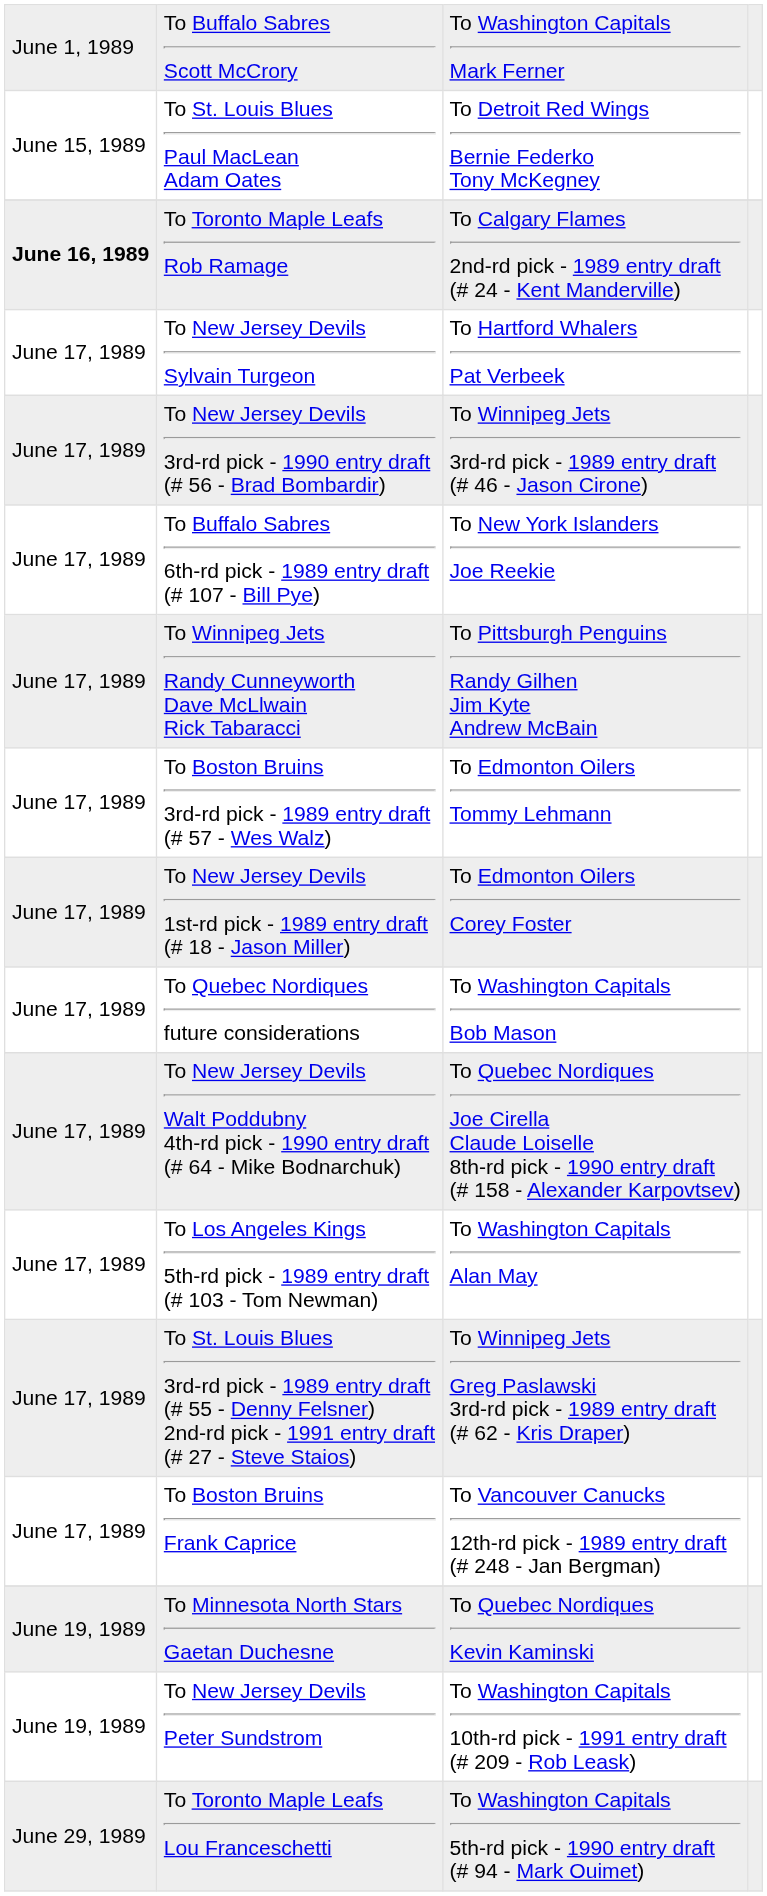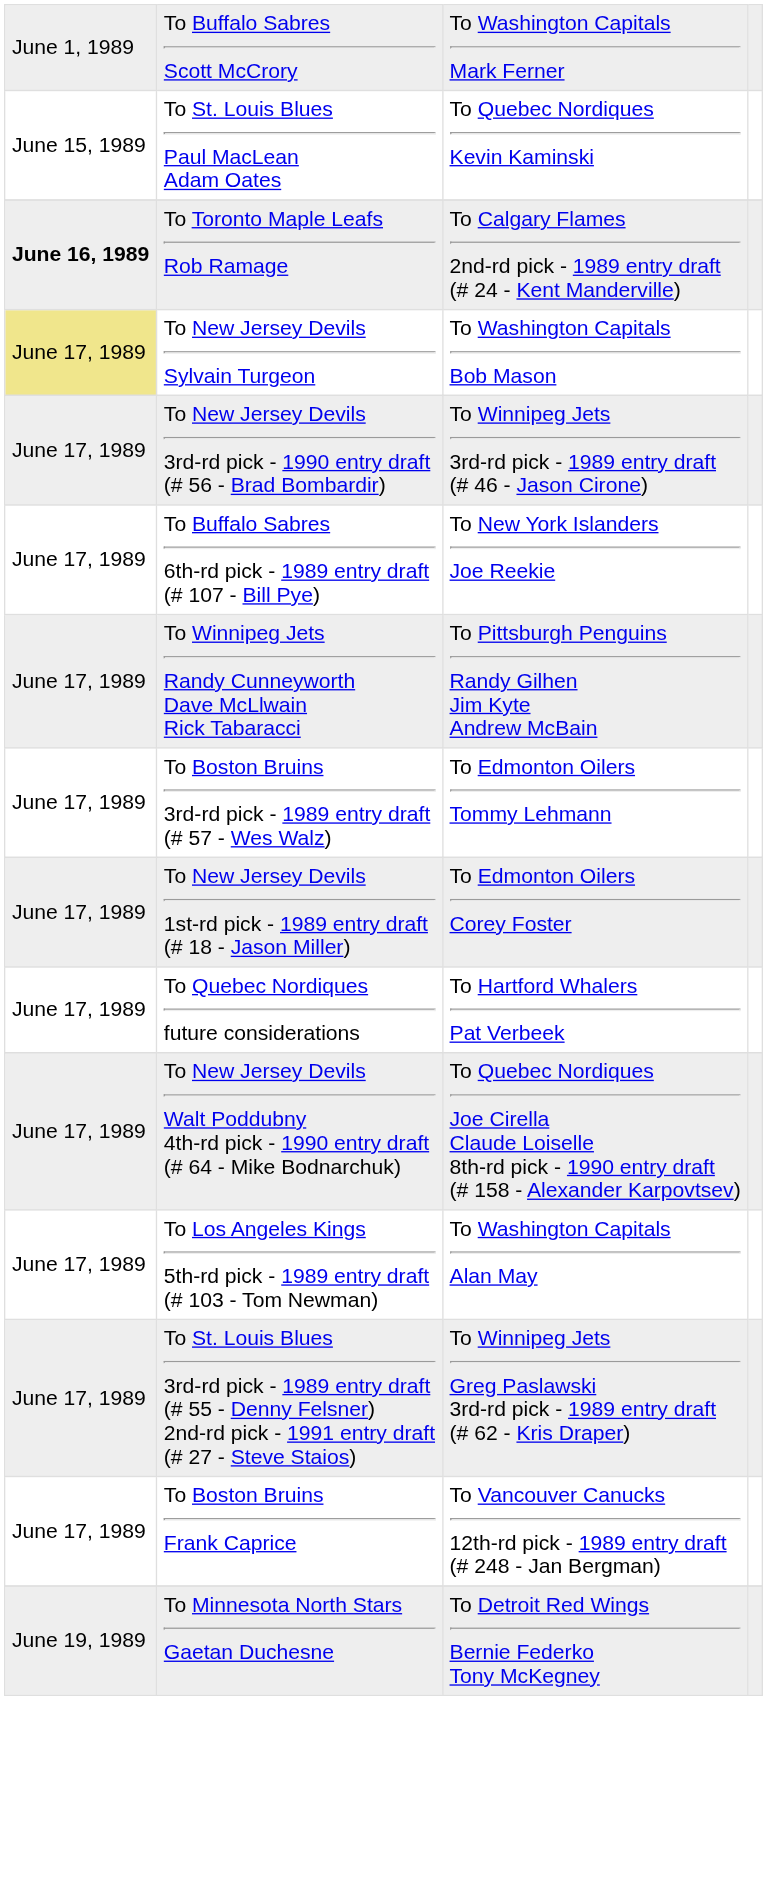(595, 145) To Detroit Red Wings Bernie Federko Tony McKegney -> (595, 133) To Quebec Nordiques Kevin Kaminski
(79, 352) no background -> (79, 352) khaki background
(595, 352) To Hartford Whalers Pat Verbeek -> (595, 352) To Washington Capitals Bob Mason
(595, 1009) To Washington Capitals Bob Mason -> (595, 1009) To Hartford Whalers Pat Verbeek
(595, 1628) To Quebec Nordiques Kevin Kaminski -> (595, 1640) To Detroit Red Wings Bernie Federko Tony McKegney
- row: (299, 1714)
- row: (299, 1824)
